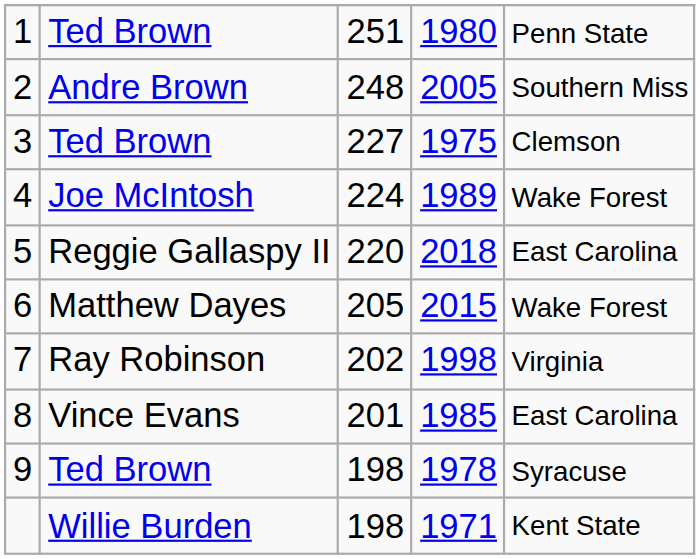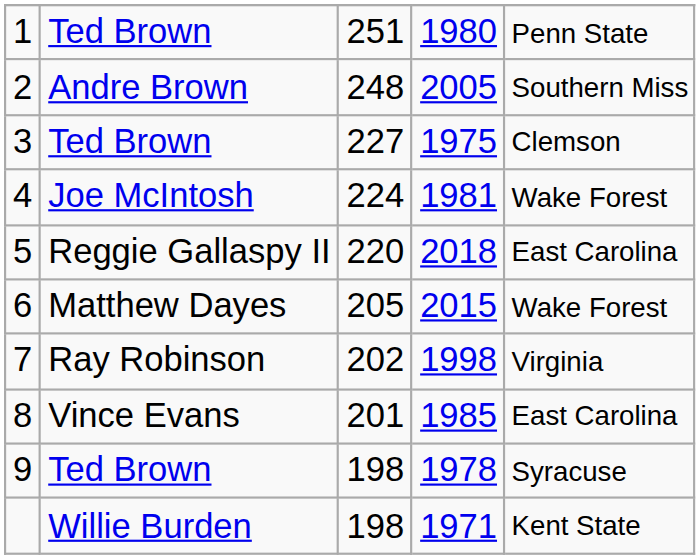(459, 196) 1989 -> (459, 196) 1981
